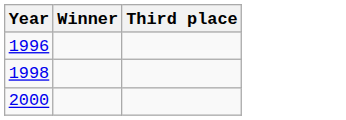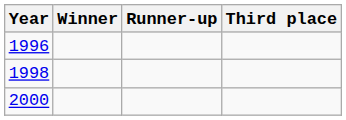+ column: (172, 18)
